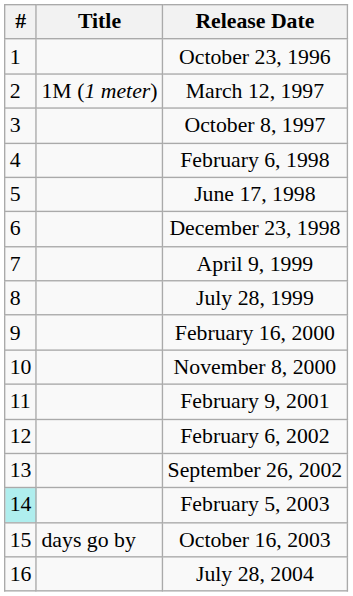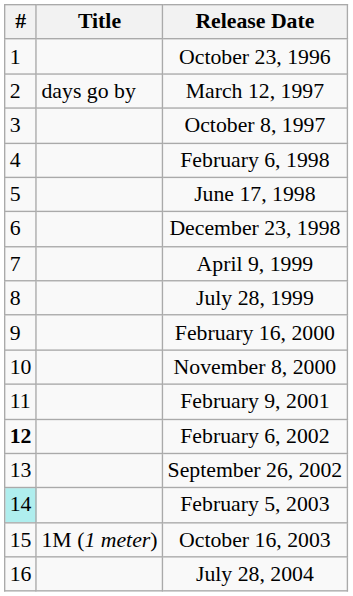(100, 90) 1M (1 meter) -> (89, 90) days go by
(21, 435) normal -> (21, 435) bold
(89, 539) days go by -> (100, 539) 1M (1 meter)
